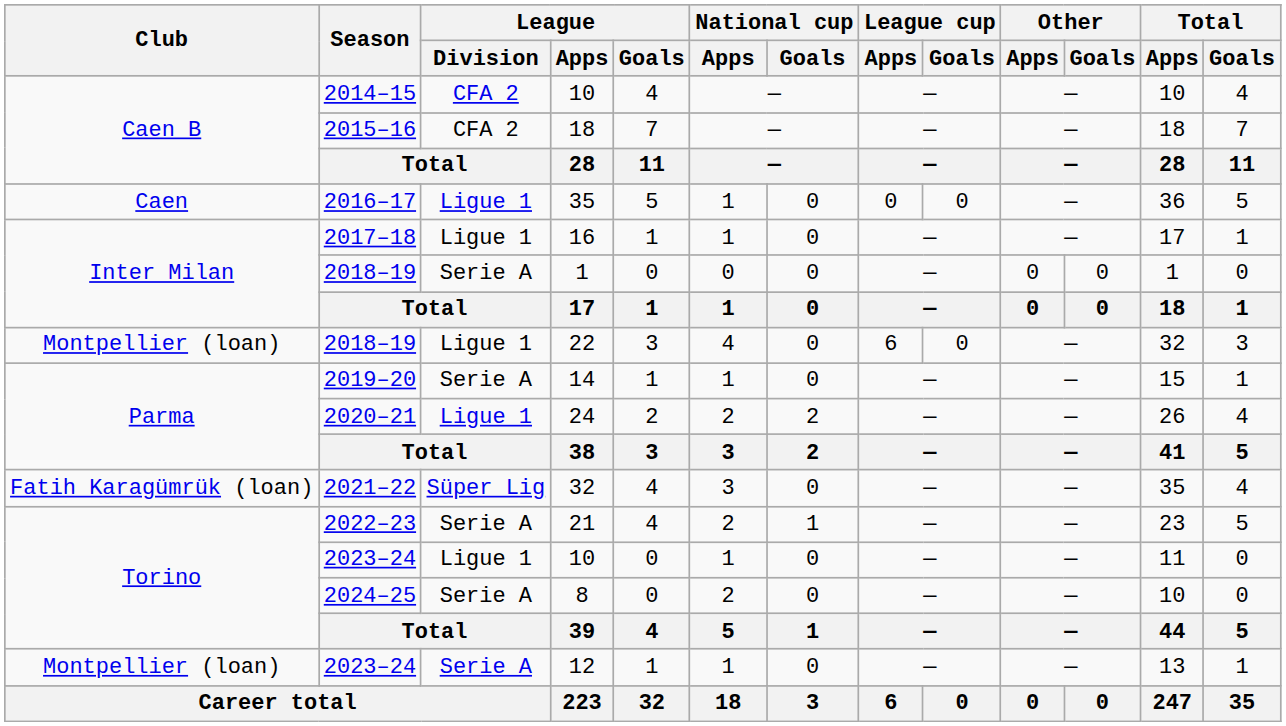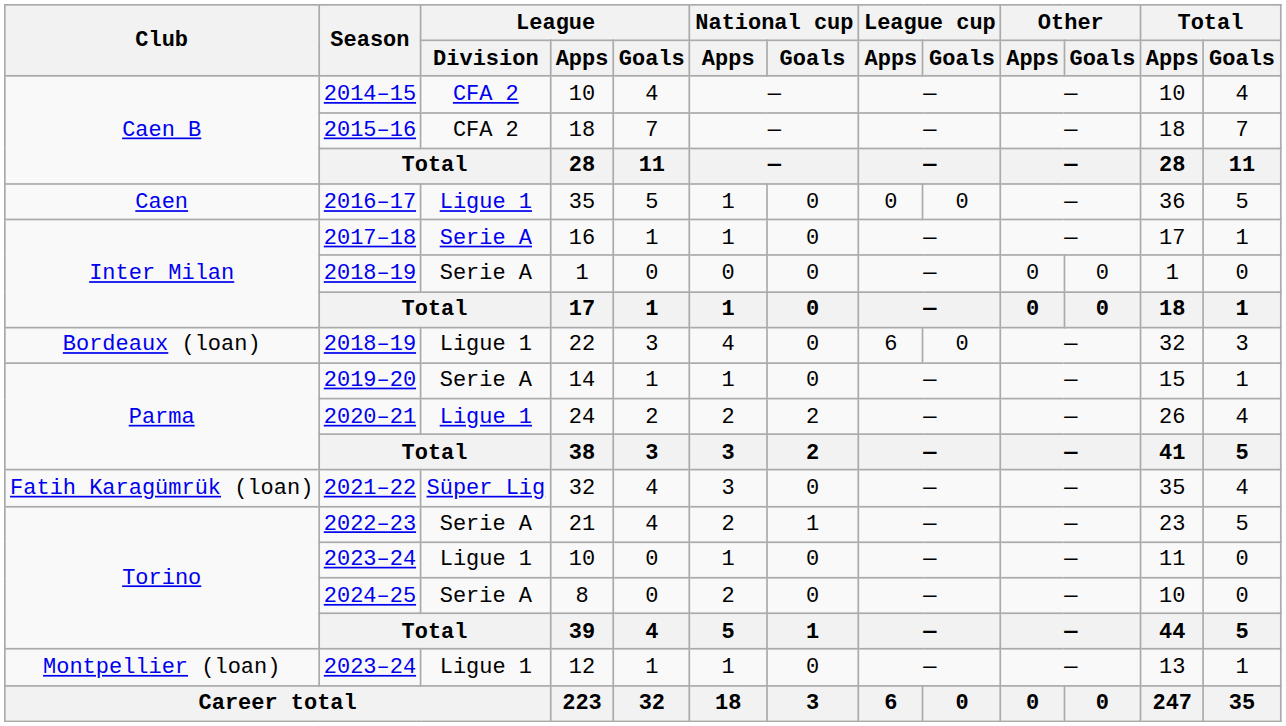(486, 238) Ligue 1 -> (486, 238) Serie A
(162, 345) Montpellier (loan) -> (162, 345) Bordeaux (loan)
(486, 667) Serie A -> (486, 667) Ligue 1
